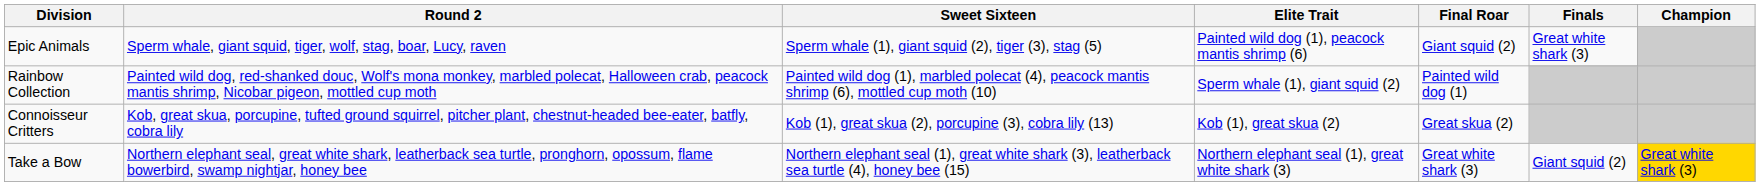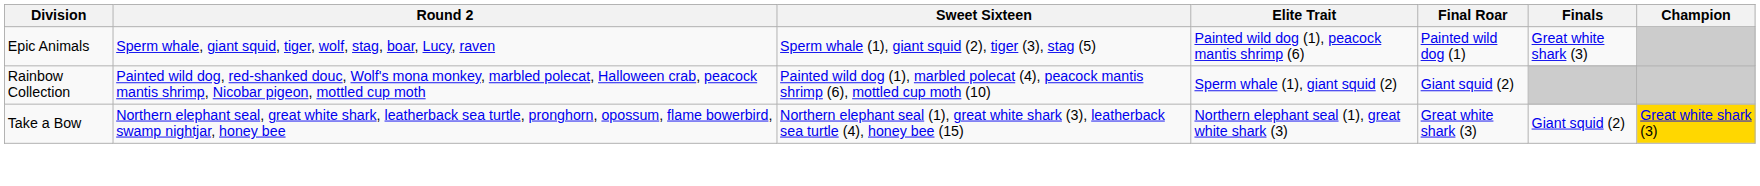(1469, 46) Giant squid (2) -> (1459, 46) Painted wild dog (1)
(1460, 84) Painted wild dog (1) -> (1467, 84) Giant squid (2)
- row: (48, 123)
